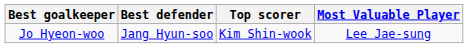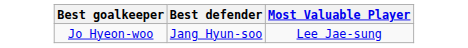- column: (265, 14)
